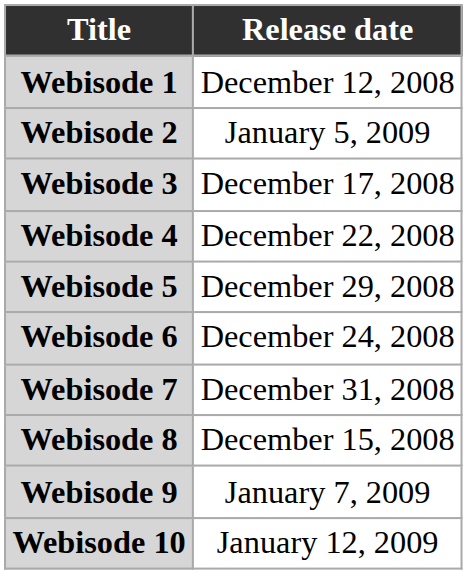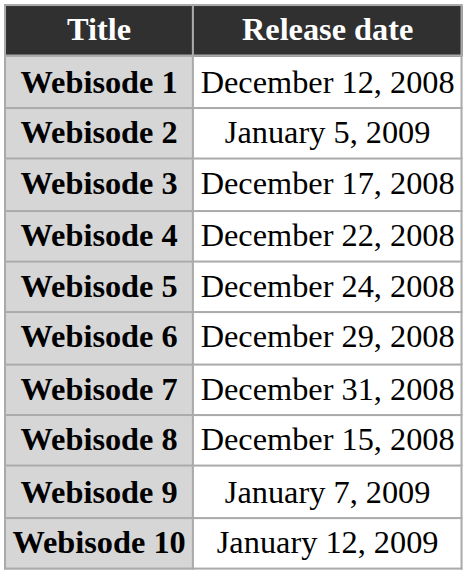(328, 286) December 29, 2008 -> (328, 286) December 24, 2008
(328, 337) December 24, 2008 -> (328, 337) December 29, 2008
